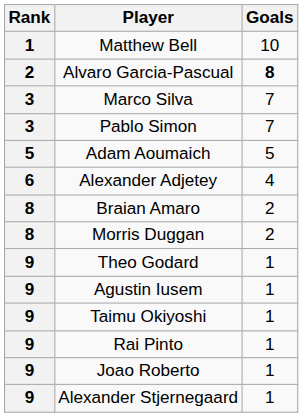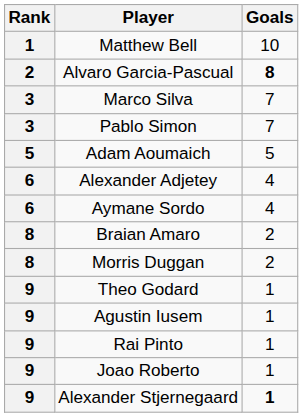+ row: (148, 208)
- row: (148, 316)
(270, 398) normal -> (270, 398) bold
